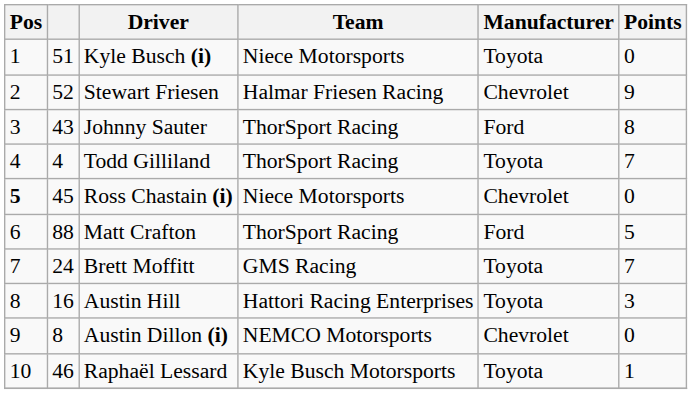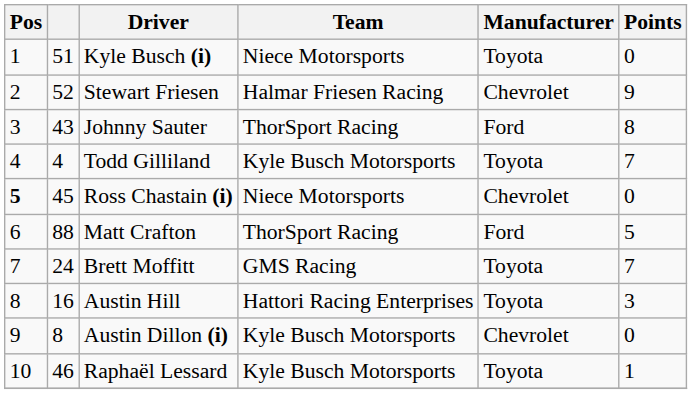(321, 160) ThorSport Racing -> (349, 160) Kyle Busch Motorsports
(337, 335) NEMCO Motorsports -> (349, 335) Kyle Busch Motorsports
